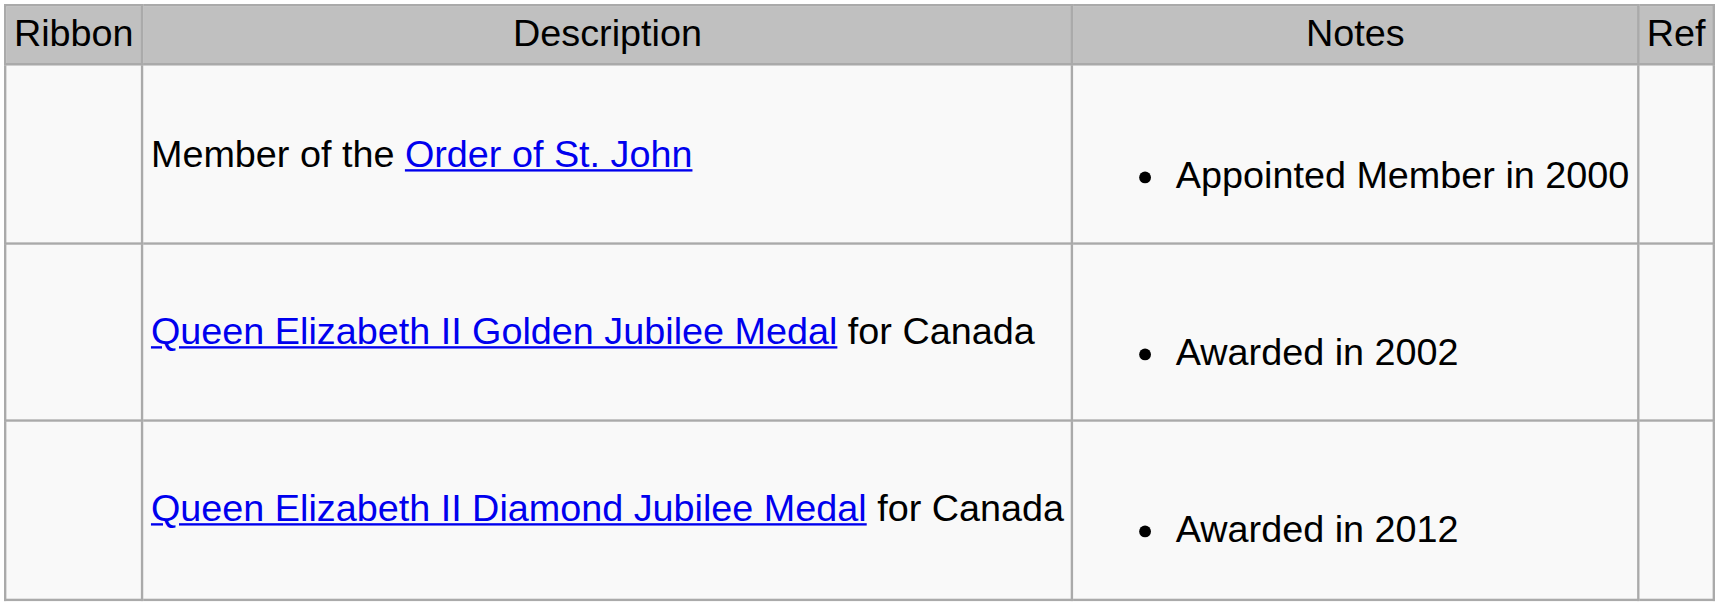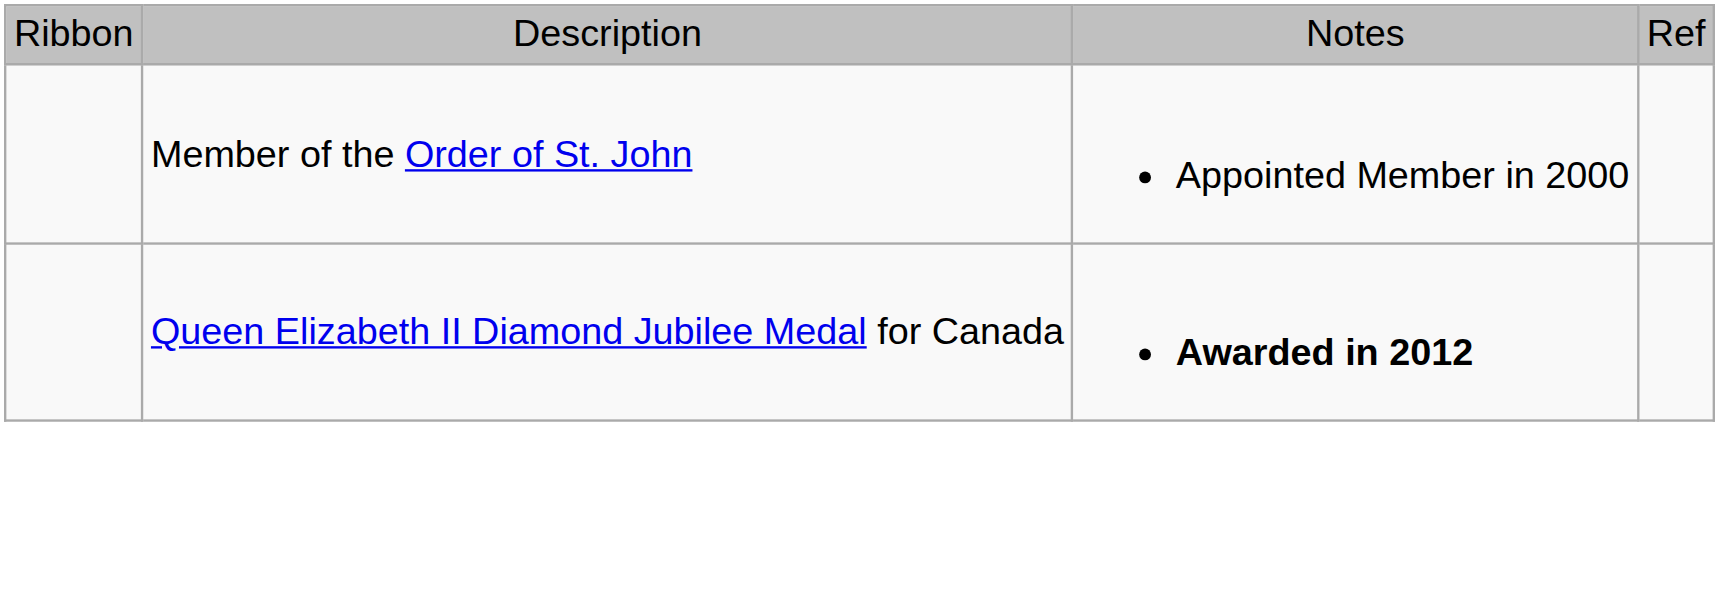- row: (593, 331)
(1355, 531) normal -> (1355, 353) bold
